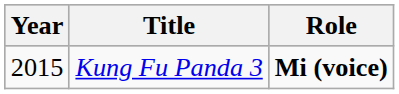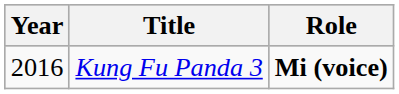(37, 66) 2015 -> (37, 66) 2016
